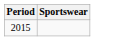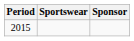+ column: (110, 12)
